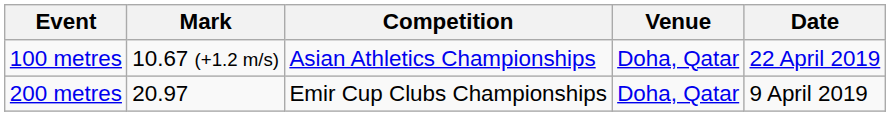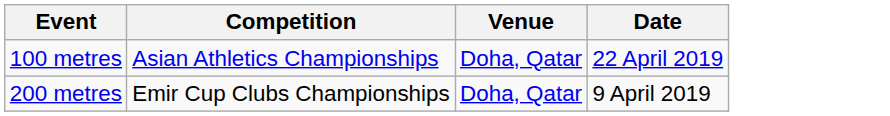- column: (206, 22)
